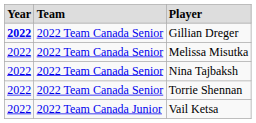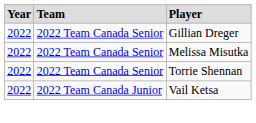(19, 33) bold -> (19, 33) normal
- row: (203, 71)
